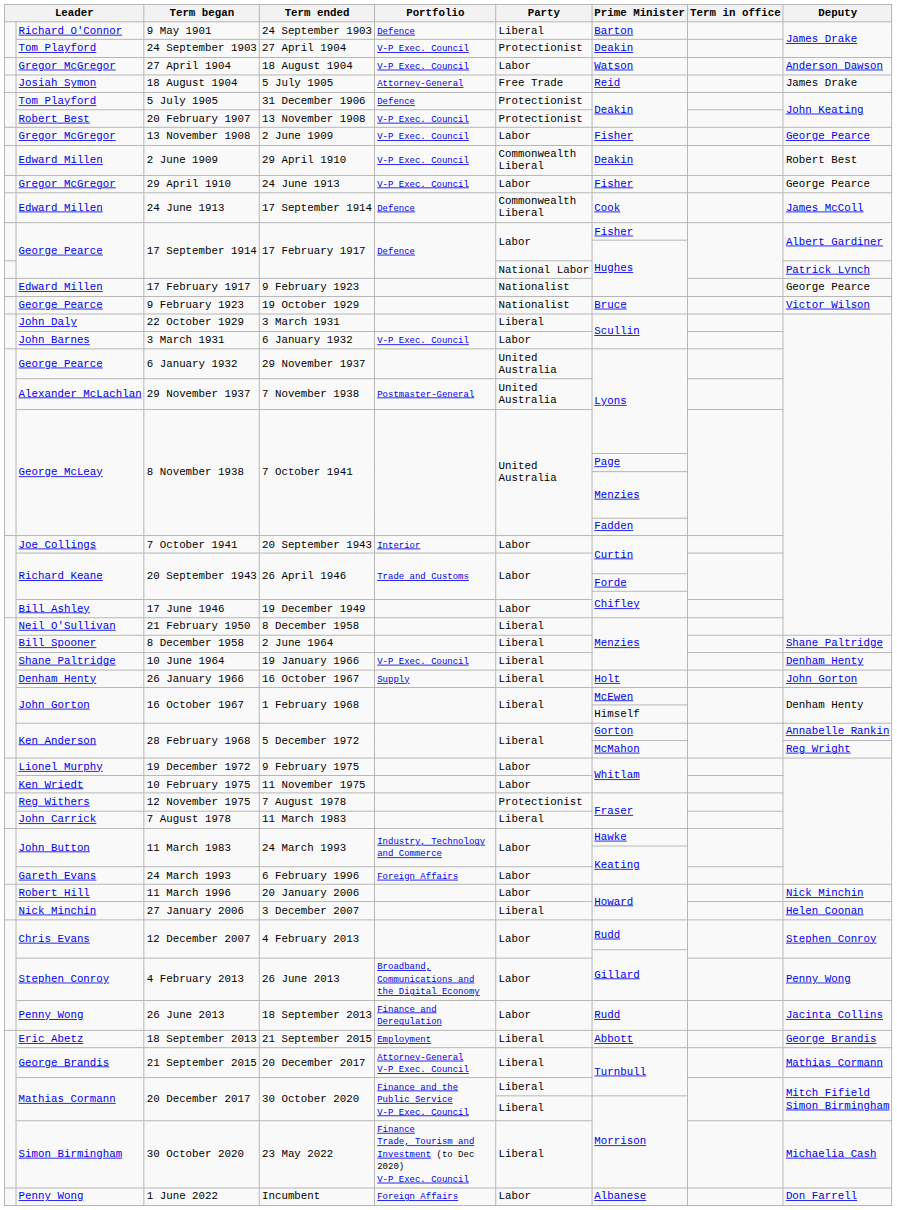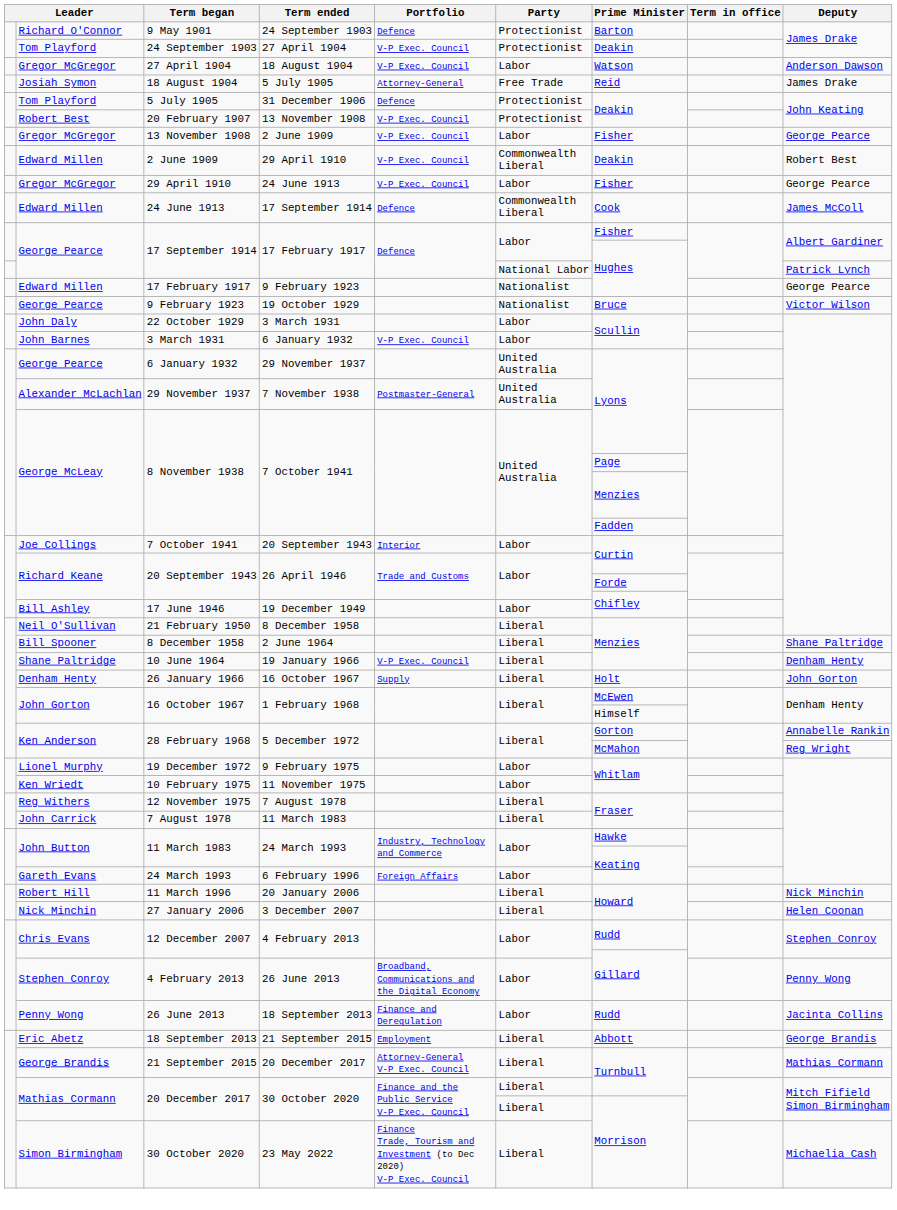(521, 31) Liberal -> (541, 31) Protectionist
(521, 323) Liberal -> (515, 323) Labor
(541, 802) Protectionist -> (521, 802) Liberal
(515, 893) Labor -> (521, 893) Liberal
- row: (182, 1197)
